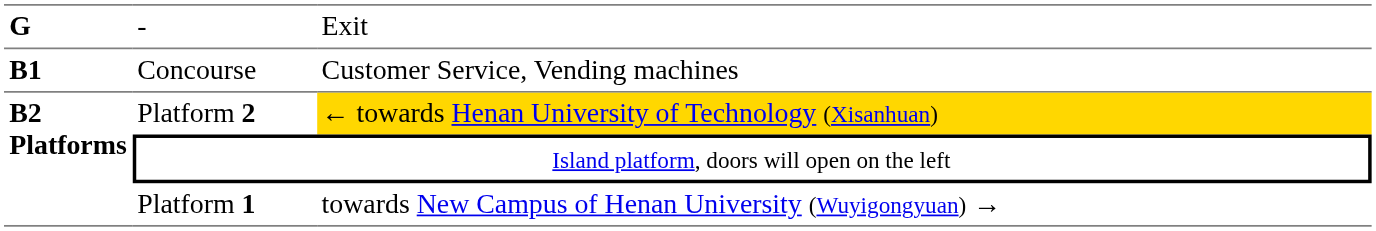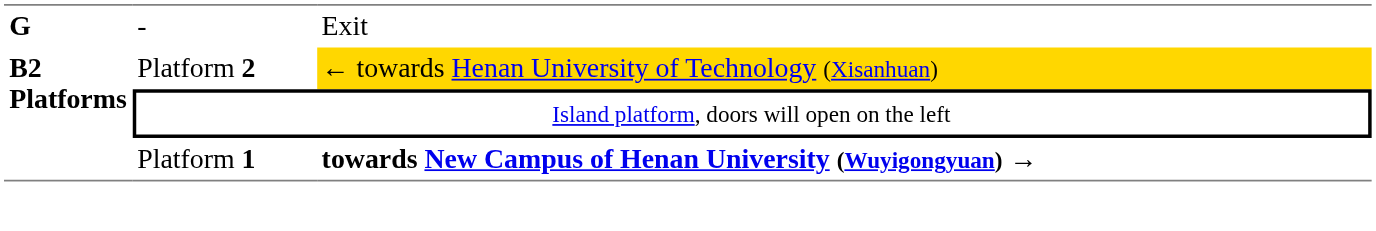- row: (197, 69)
(661, 203) normal -> (679, 158) bold
